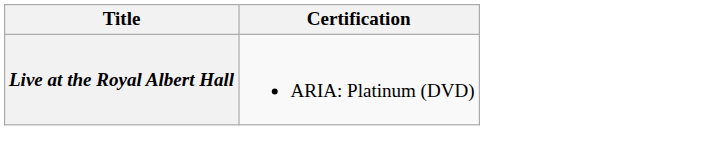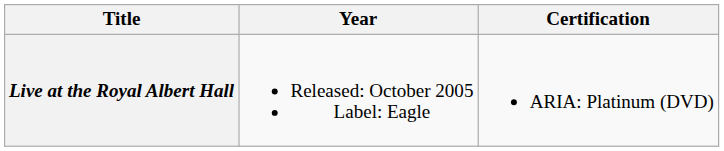+ column: (358, 19)
